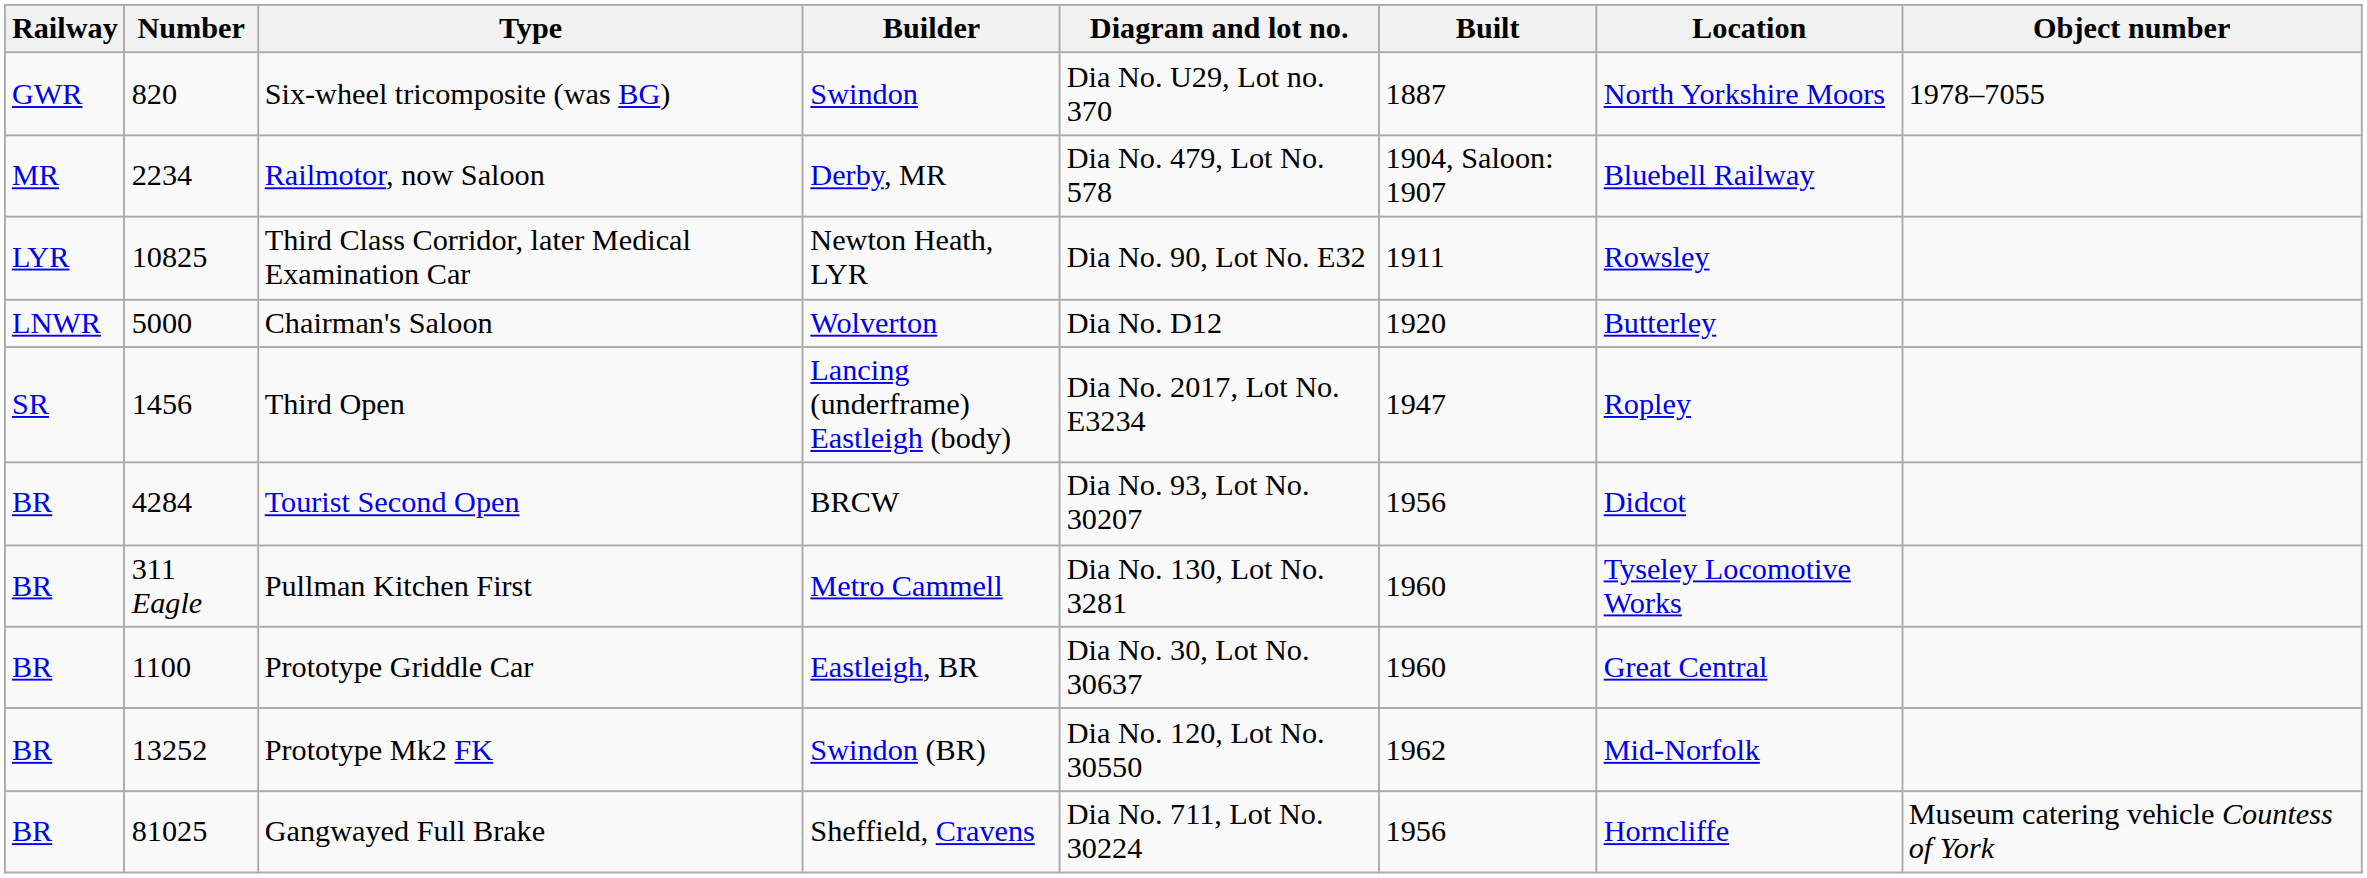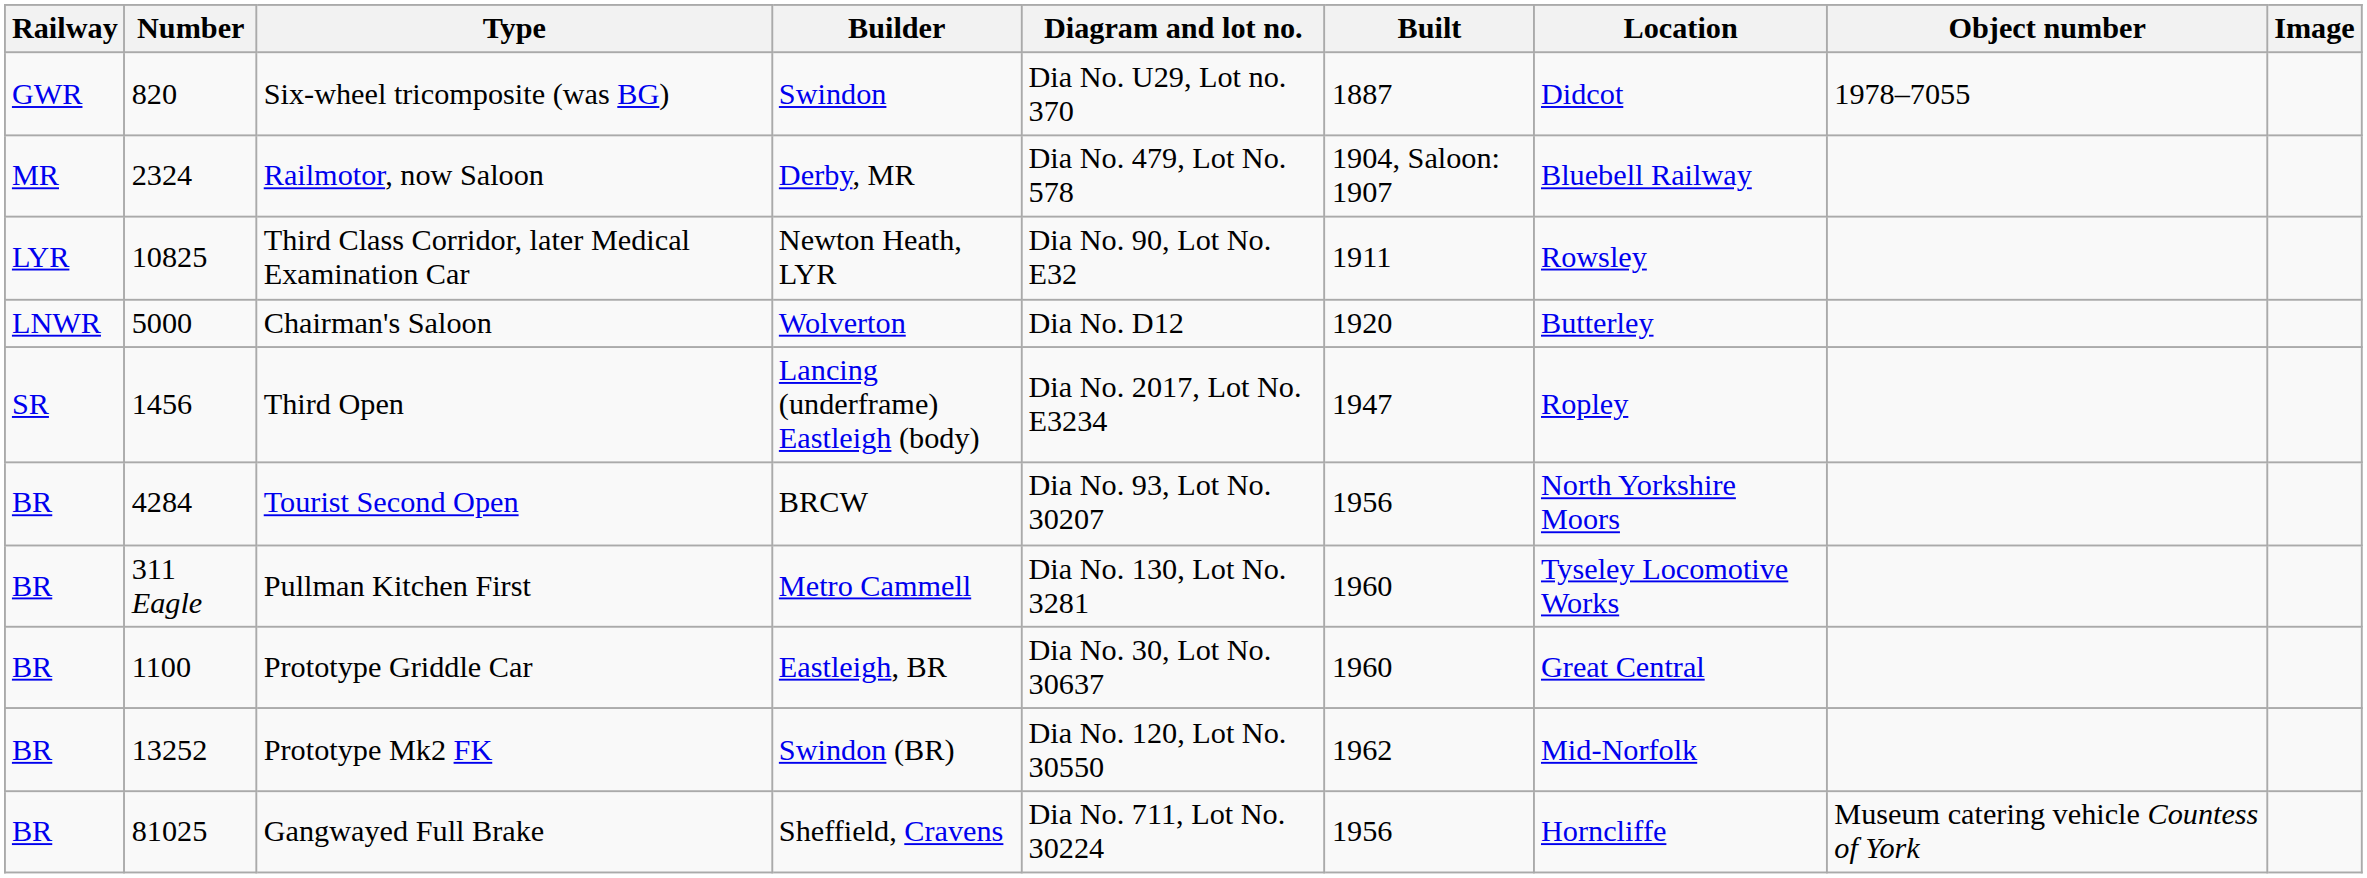+ column: (2314, 28)
(1744, 93) North Yorkshire Moors -> (1582, 93) Didcot
(162, 175) 2234 -> (162, 175) 2324
(1645, 503) Didcot -> (1638, 503) North Yorkshire Moors
